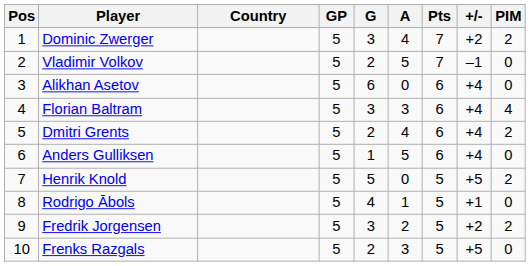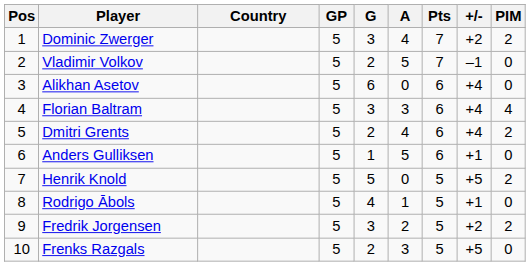(474, 156) +4 -> (474, 156) +1
